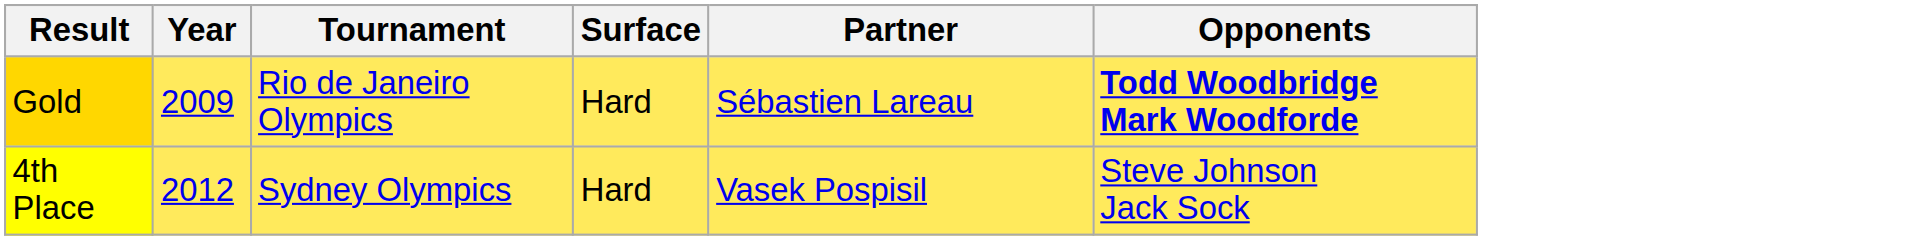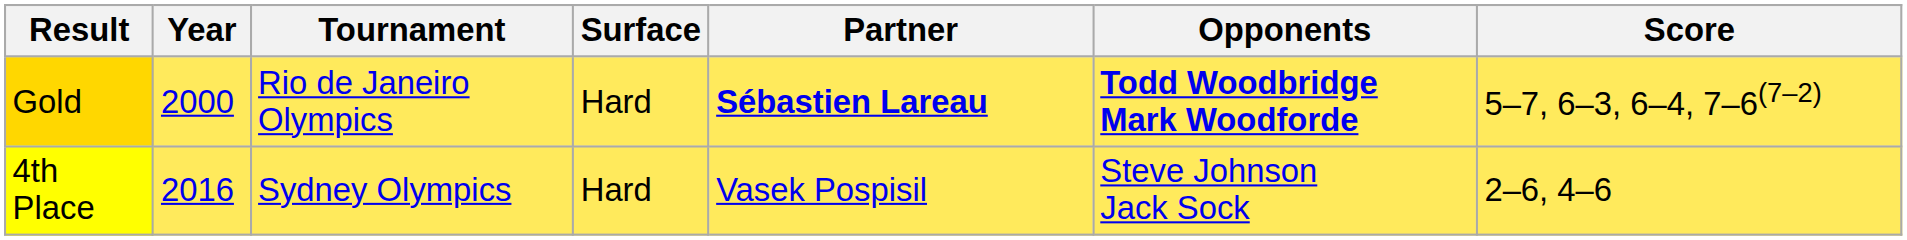+ column: (1689, 30)
(197, 100) 2009 -> (197, 100) 2000
(845, 100) normal -> (852, 100) bold
(197, 189) 2012 -> (197, 189) 2016
